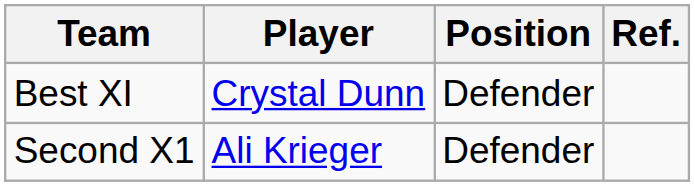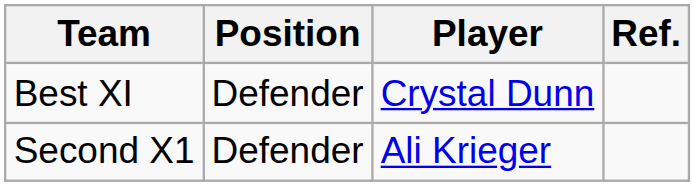columns swapped: (518, 33) <-> (318, 33)
